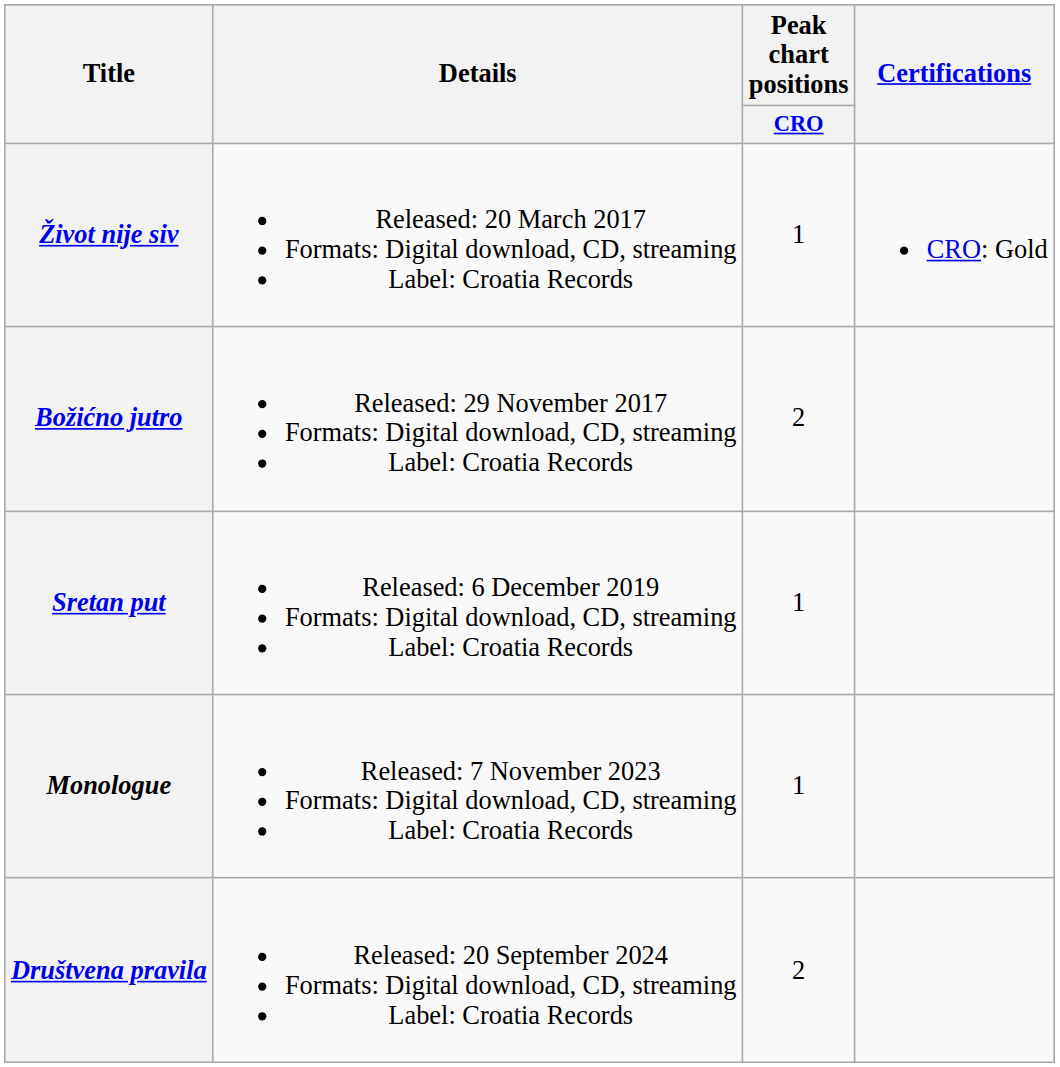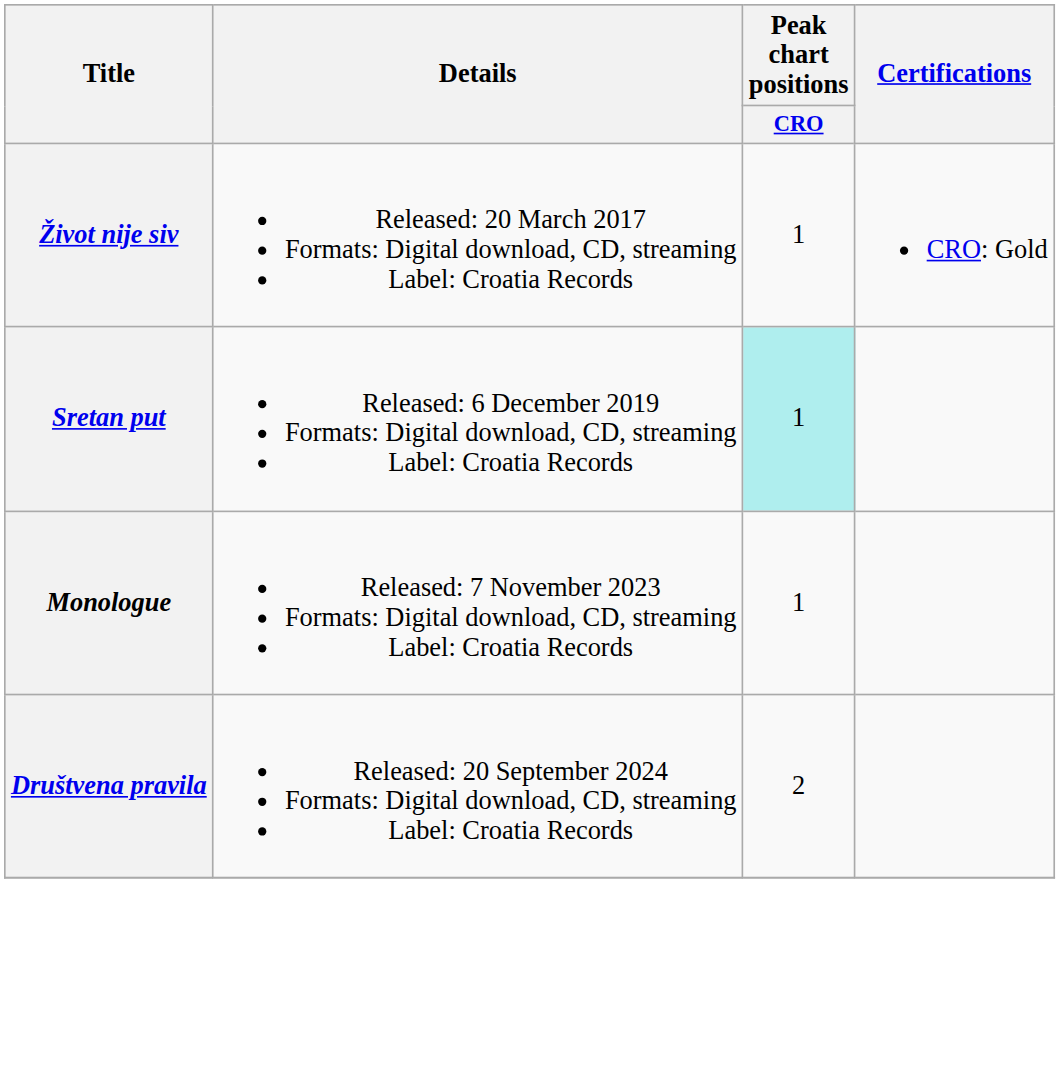- row: (109, 418)
(799, 602) no background -> (799, 418) paleturquoise background
